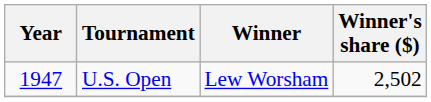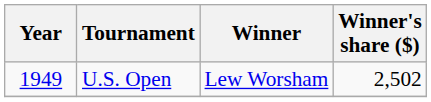(41, 79) 1947 -> (41, 79) 1949
